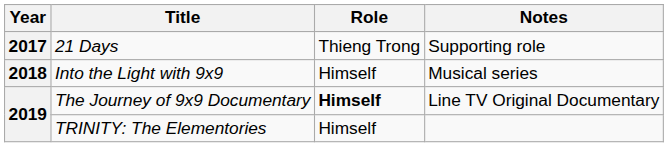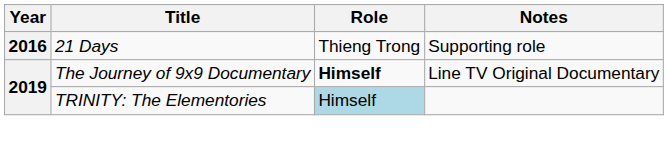(28, 45) 2017 -> (28, 45) 2016
- row: (139, 73)
(347, 127) no background -> (347, 100) lightblue background
